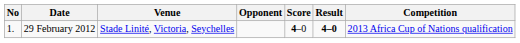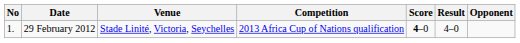columns swapped: (261, 12) <-> (430, 12)
(329, 28) bold -> (451, 28) normal
